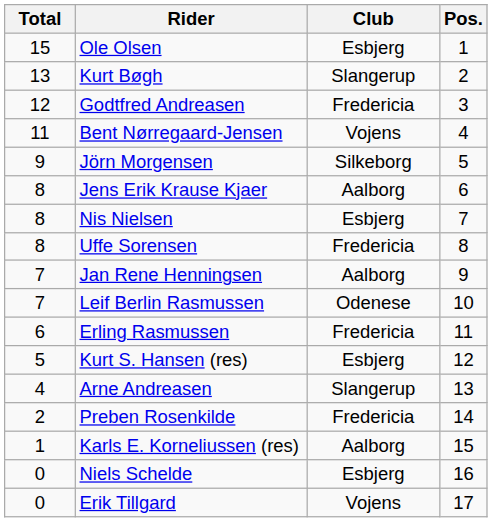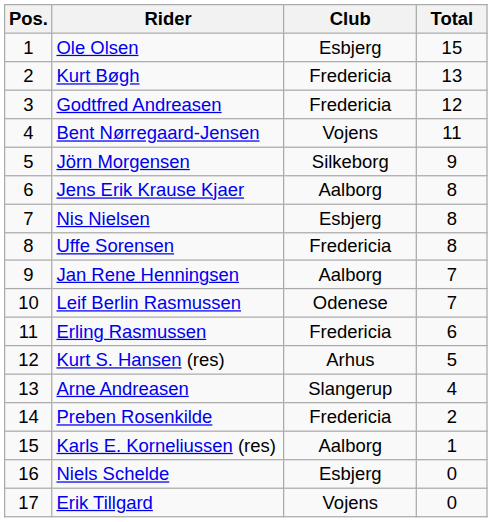columns swapped: (463, 19) <-> (40, 19)
(373, 76) Slangerup -> (350, 76) Fredericia
(373, 360) Esbjerg -> (350, 360) Arhus
